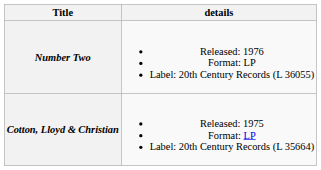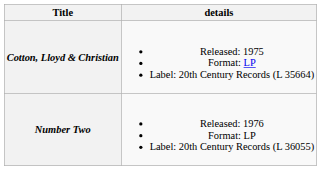rows swapped: (63, 129) <-> (63, 57)
